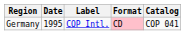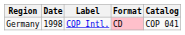(53, 24) 1995 -> (53, 24) 1998
